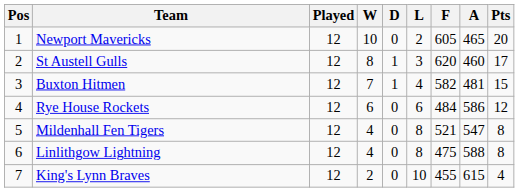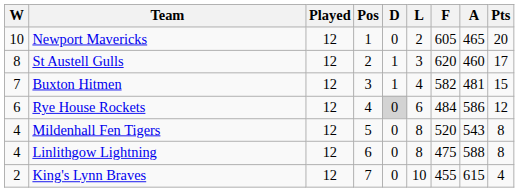columns swapped: (19, 15) <-> (370, 15)
(395, 107) no background -> (395, 107) lightgrey background
(446, 130) 521 -> (446, 130) 520
(474, 130) 547 -> (474, 130) 543
